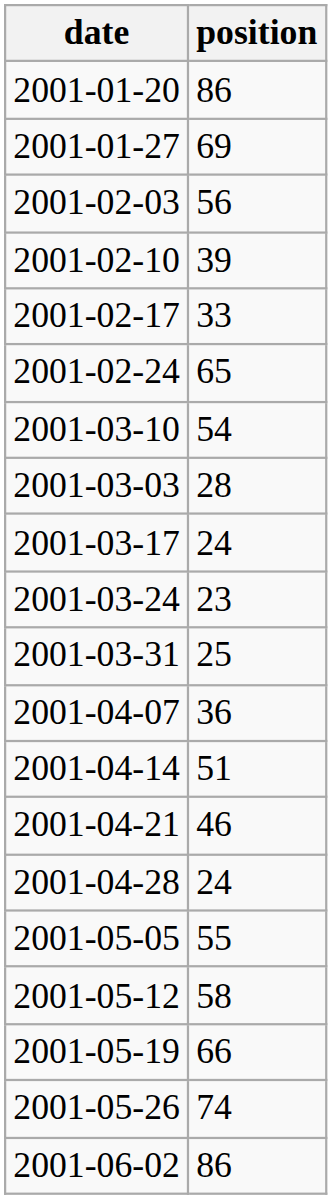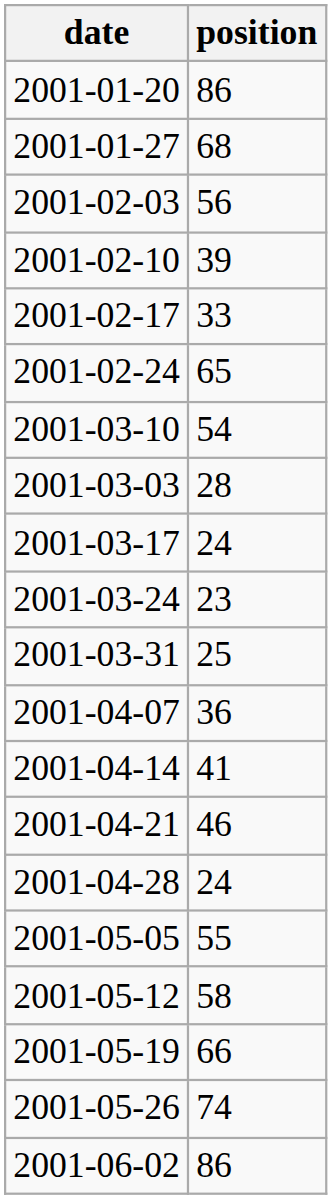(214, 145) 69 -> (214, 145) 68
(214, 768) 51 -> (214, 768) 41
